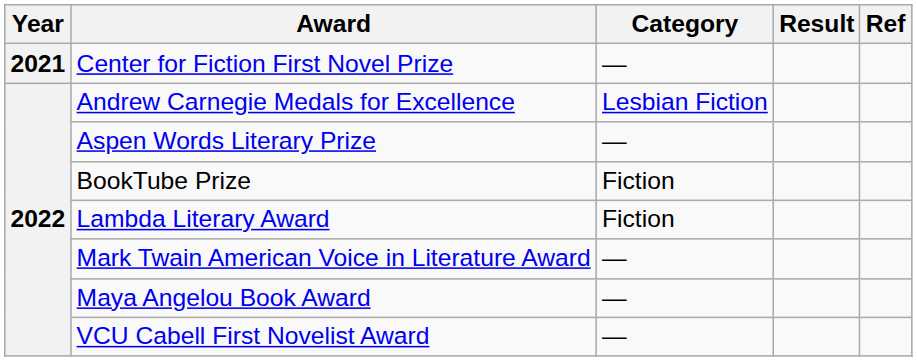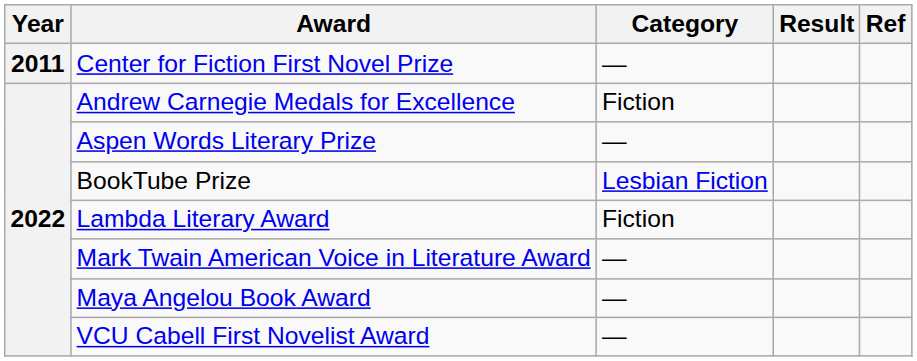(38, 63) 2021 -> (38, 63) 2011
(685, 102) Lesbian Fiction -> (638, 102) Fiction
(638, 180) Fiction -> (685, 180) Lesbian Fiction
